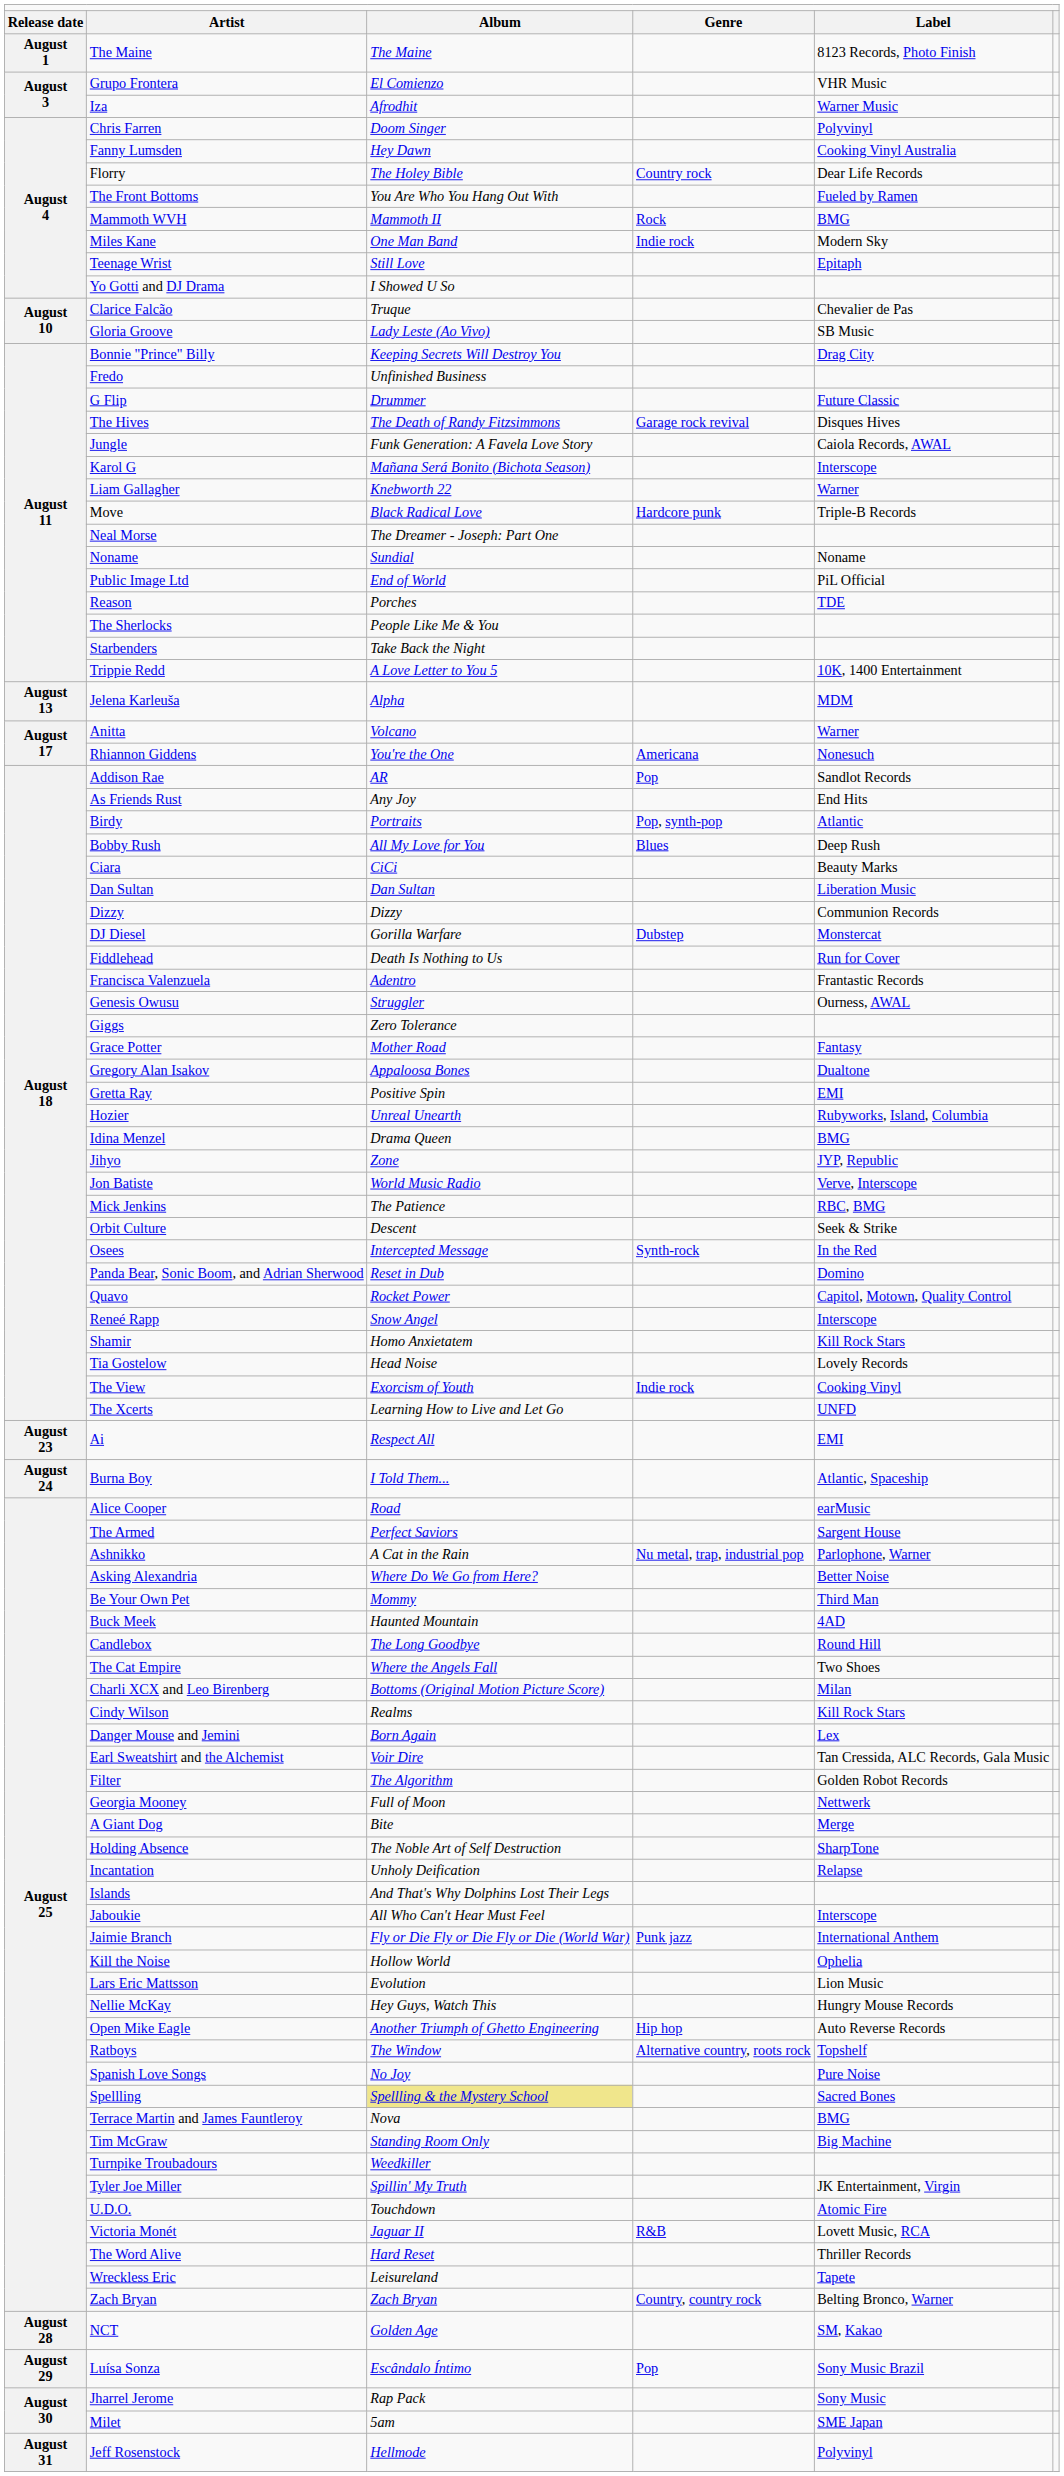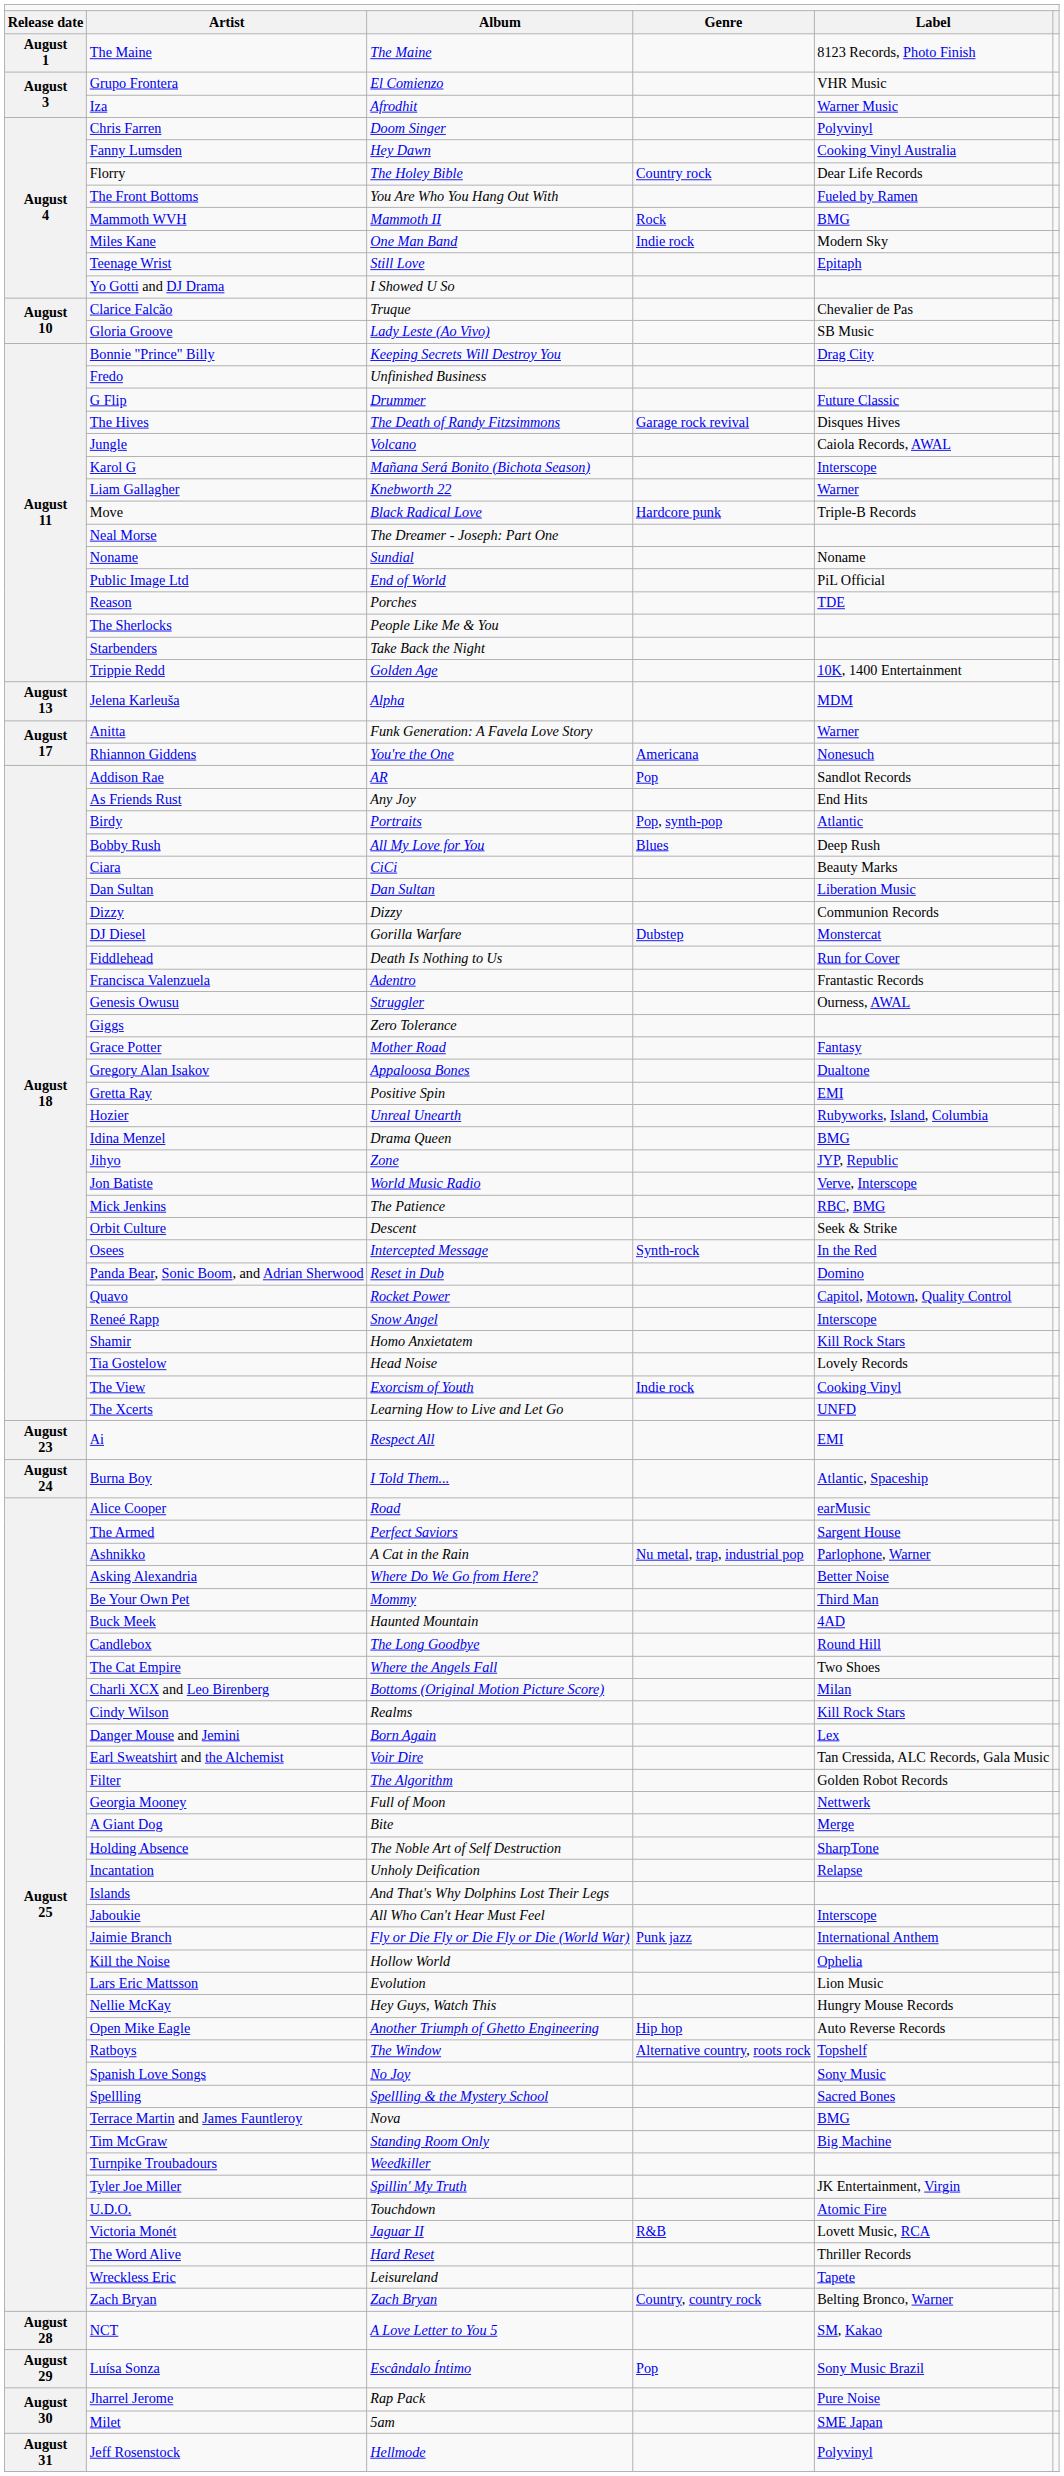(481, 444) Funk Generation: A Favela Love Story -> (393, 444) Volcano
(434, 670) A Love Letter to You 5 -> (404, 670) Golden Age
(393, 731) Volcano -> (481, 731) Funk Generation: A Favela Love Story
(849, 2073) Pure Noise -> (851, 2073) Sony Music
(459, 2096) khaki background -> (459, 2096) no background
(404, 2330) Golden Age -> (434, 2330) A Love Letter to You 5
(851, 2399) Sony Music -> (849, 2399) Pure Noise
